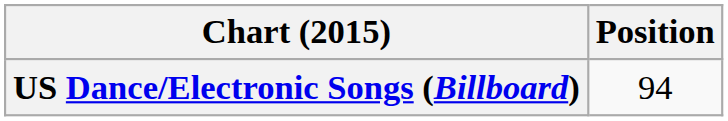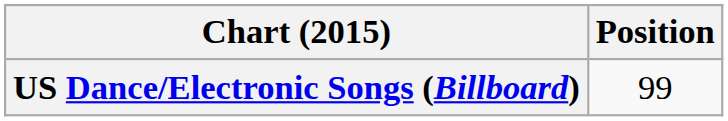(655, 86) 94 -> (655, 86) 99
